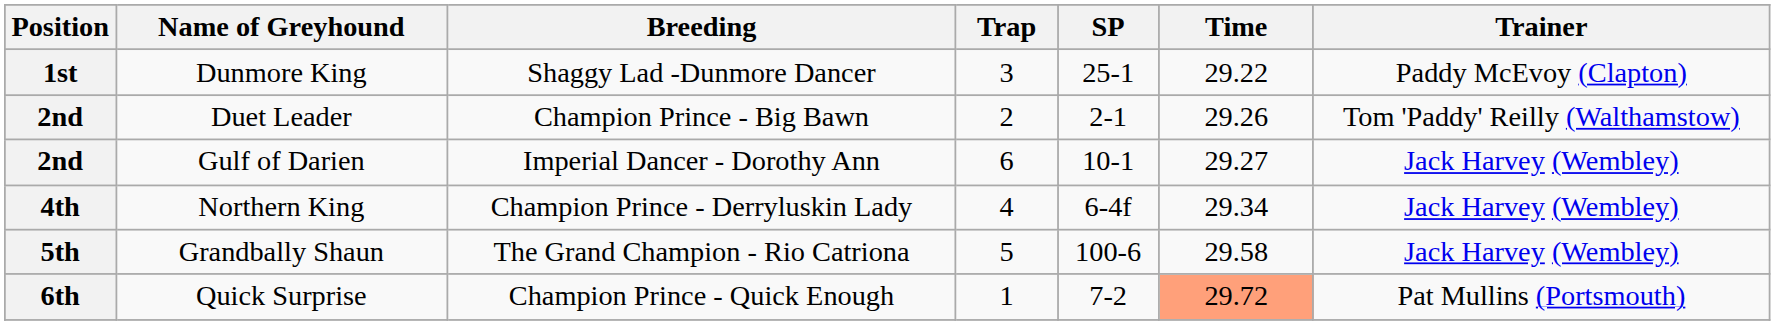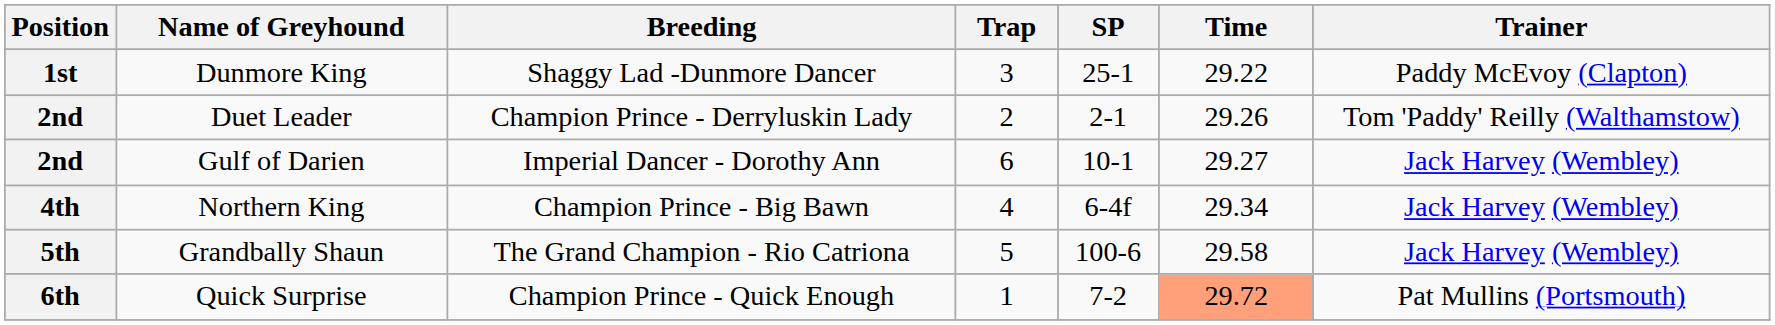(701, 116) Champion Prince - Big Bawn -> (701, 116) Champion Prince - Derryluskin Lady
(701, 206) Champion Prince - Derryluskin Lady -> (701, 206) Champion Prince - Big Bawn
